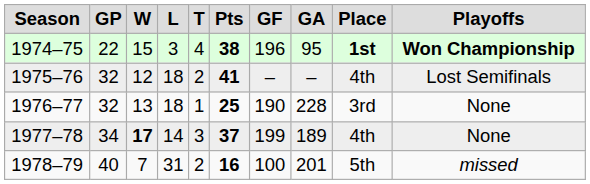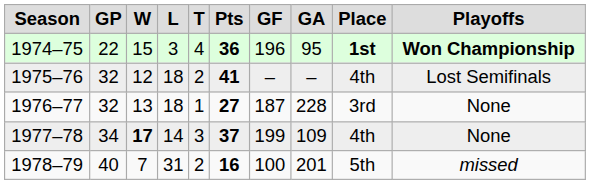(229, 48) 38 -> (229, 48) 36
(229, 106) 25 -> (229, 106) 27
(270, 106) 190 -> (270, 106) 187
(311, 135) 189 -> (311, 135) 109
